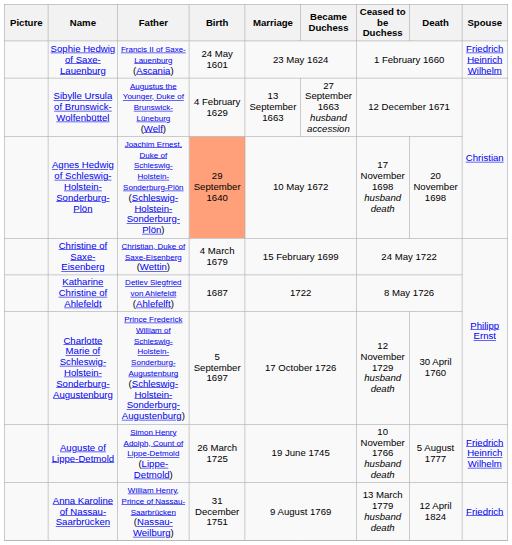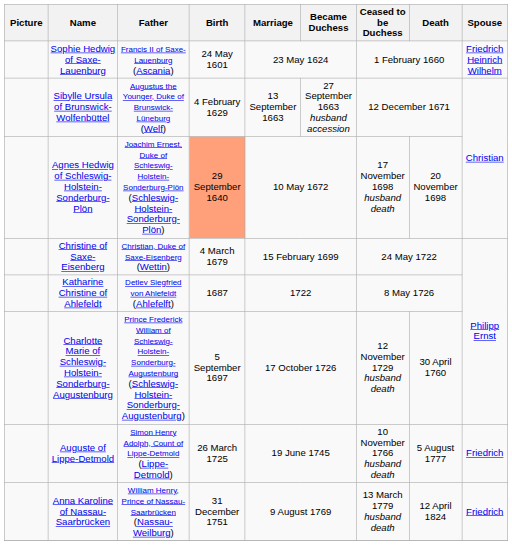(485, 453) Friedrich Heinrich Wilhelm -> (485, 453) Friedrich
